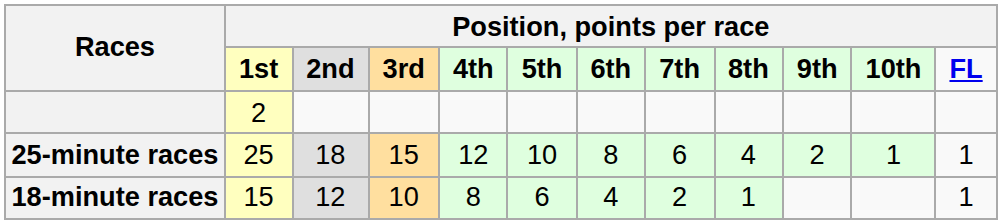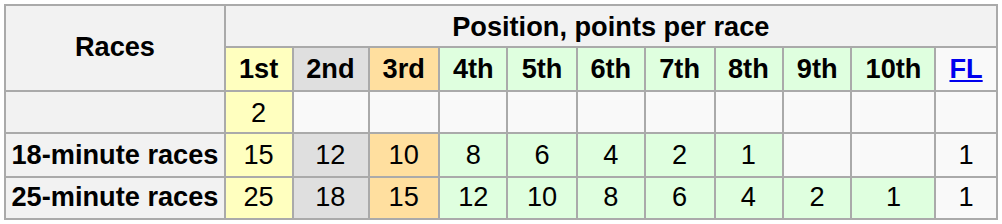rows swapped: (115, 155) <-> (115, 198)
